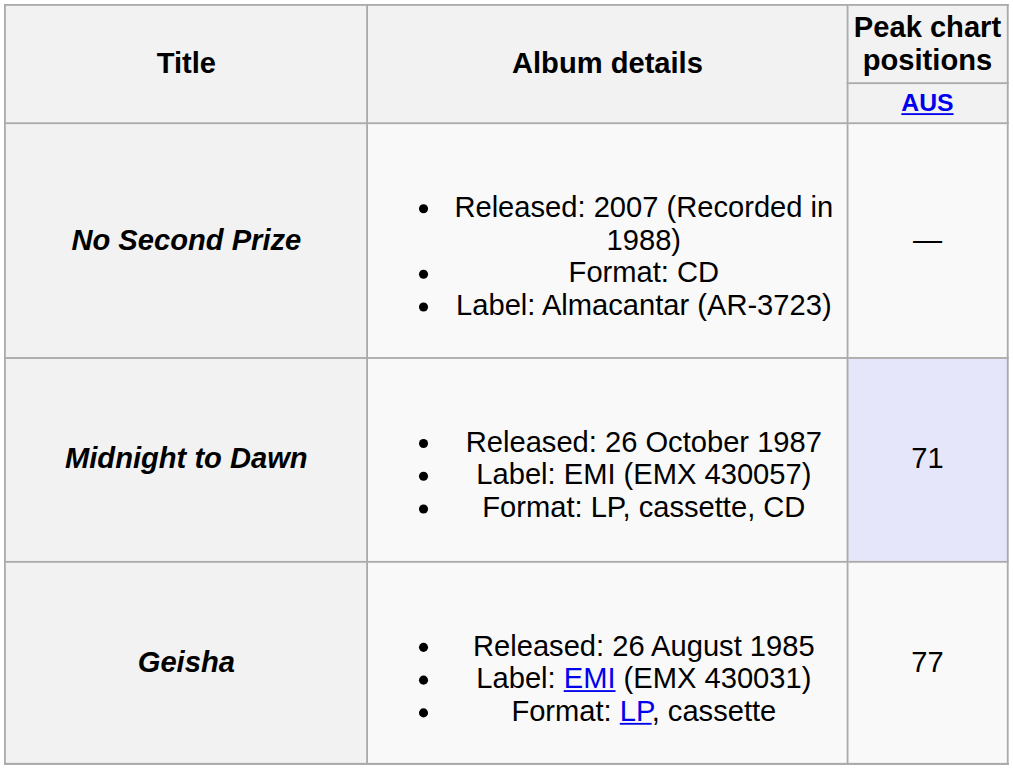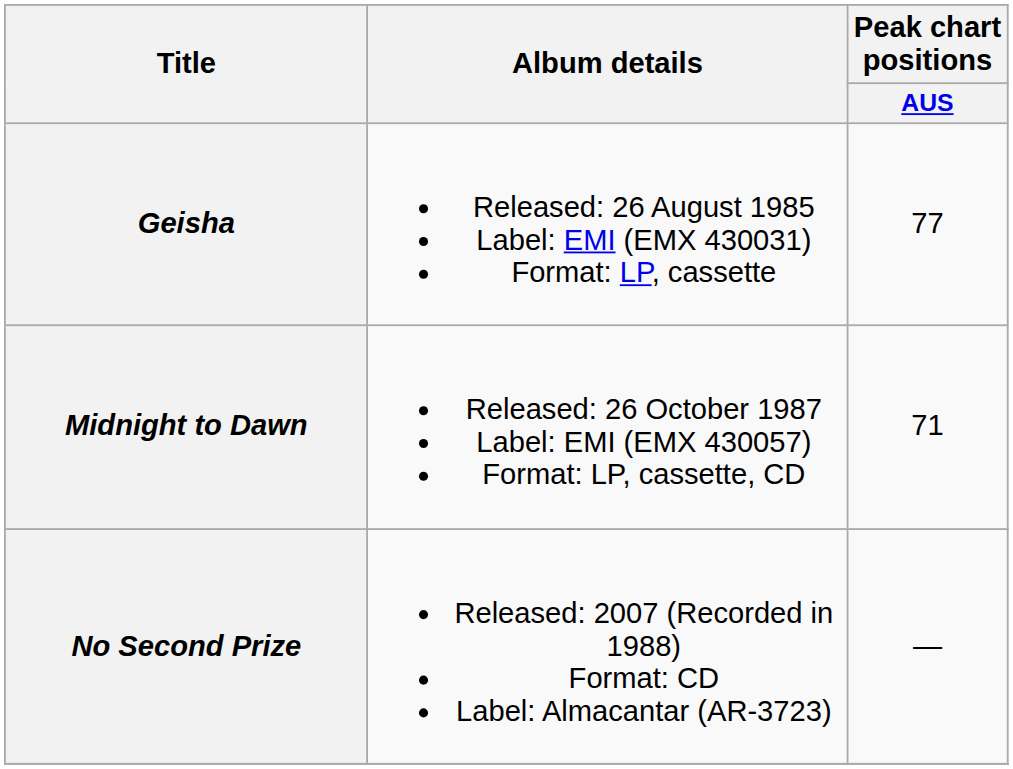rows swapped: (186, 661) <-> (186, 240)
(927, 459) lavender background -> (927, 426) no background
